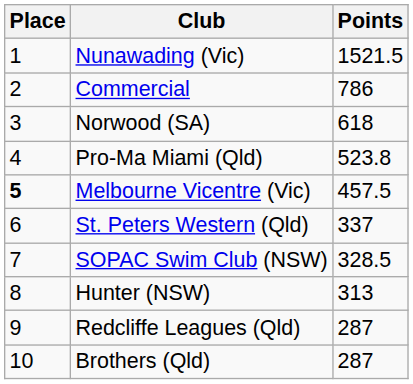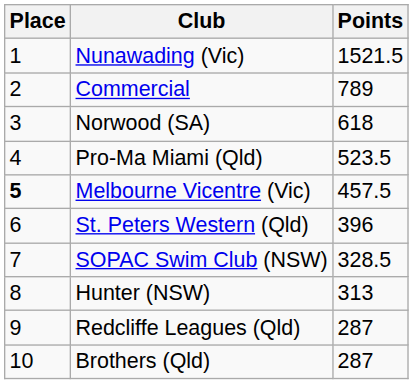(355, 89) 786 -> (355, 89) 789
(364, 157) 523.8 -> (364, 157) 523.5
(355, 225) 337 -> (355, 225) 396
